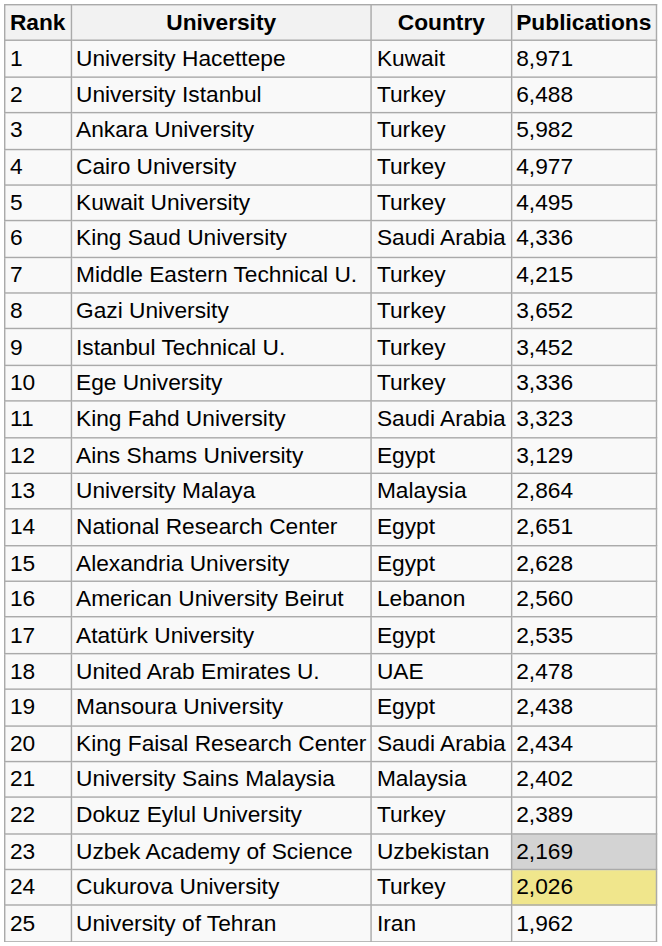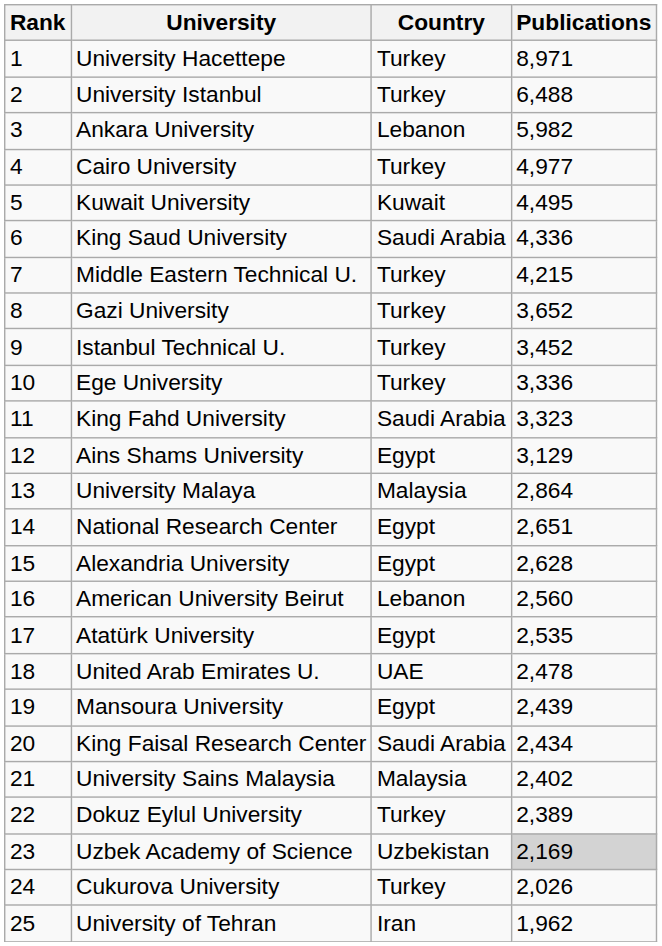(411, 58) Kuwait -> (411, 58) Turkey
(411, 130) Turkey -> (421, 130) Lebanon
(411, 202) Turkey -> (411, 202) Kuwait
(545, 707) 2,438 -> (545, 707) 2,439
(545, 887) khaki background -> (545, 887) no background
